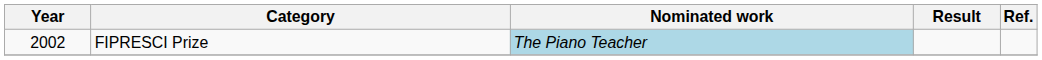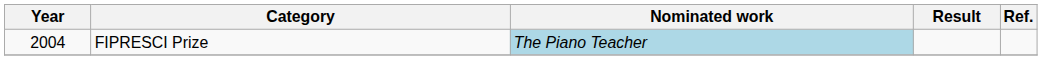(48, 42) 2002 -> (48, 42) 2004
